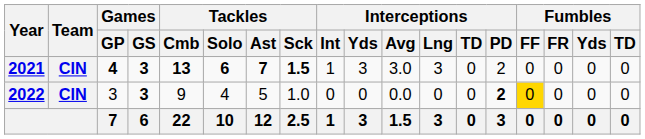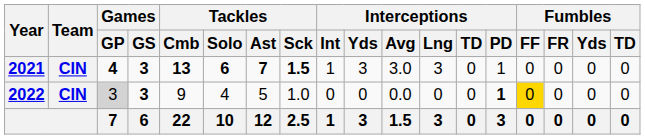(501, 69) 2 -> (501, 69) 1
(113, 95) no background -> (113, 95) lightgrey background
(501, 95) 2 -> (501, 95) 1
